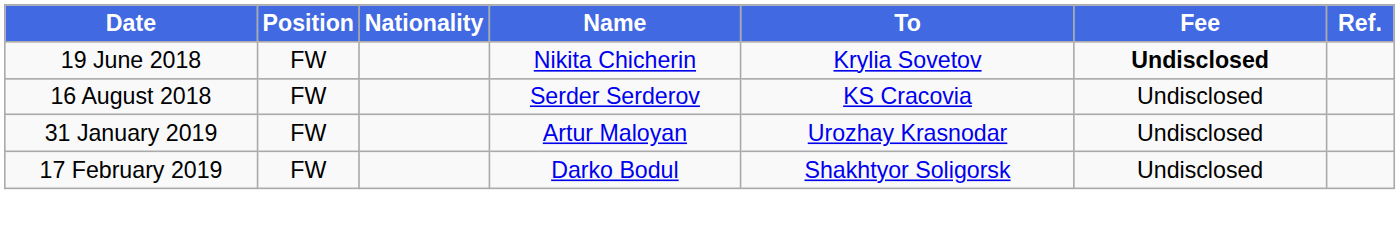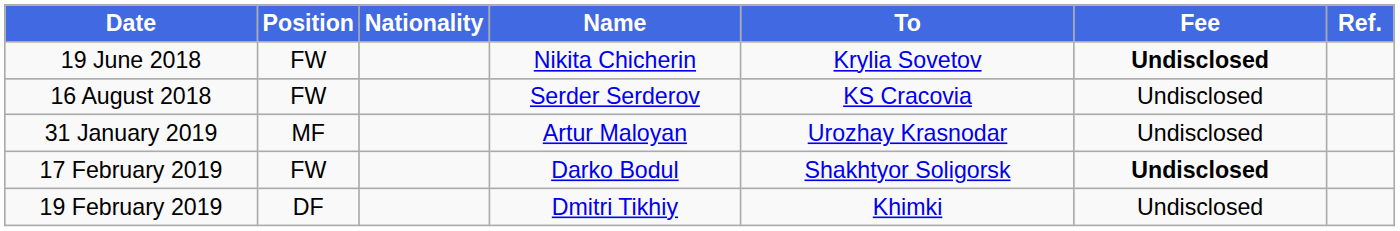(308, 133) FW -> (308, 133) MF
(1200, 170) normal -> (1200, 170) bold
+ row: (131, 207)
